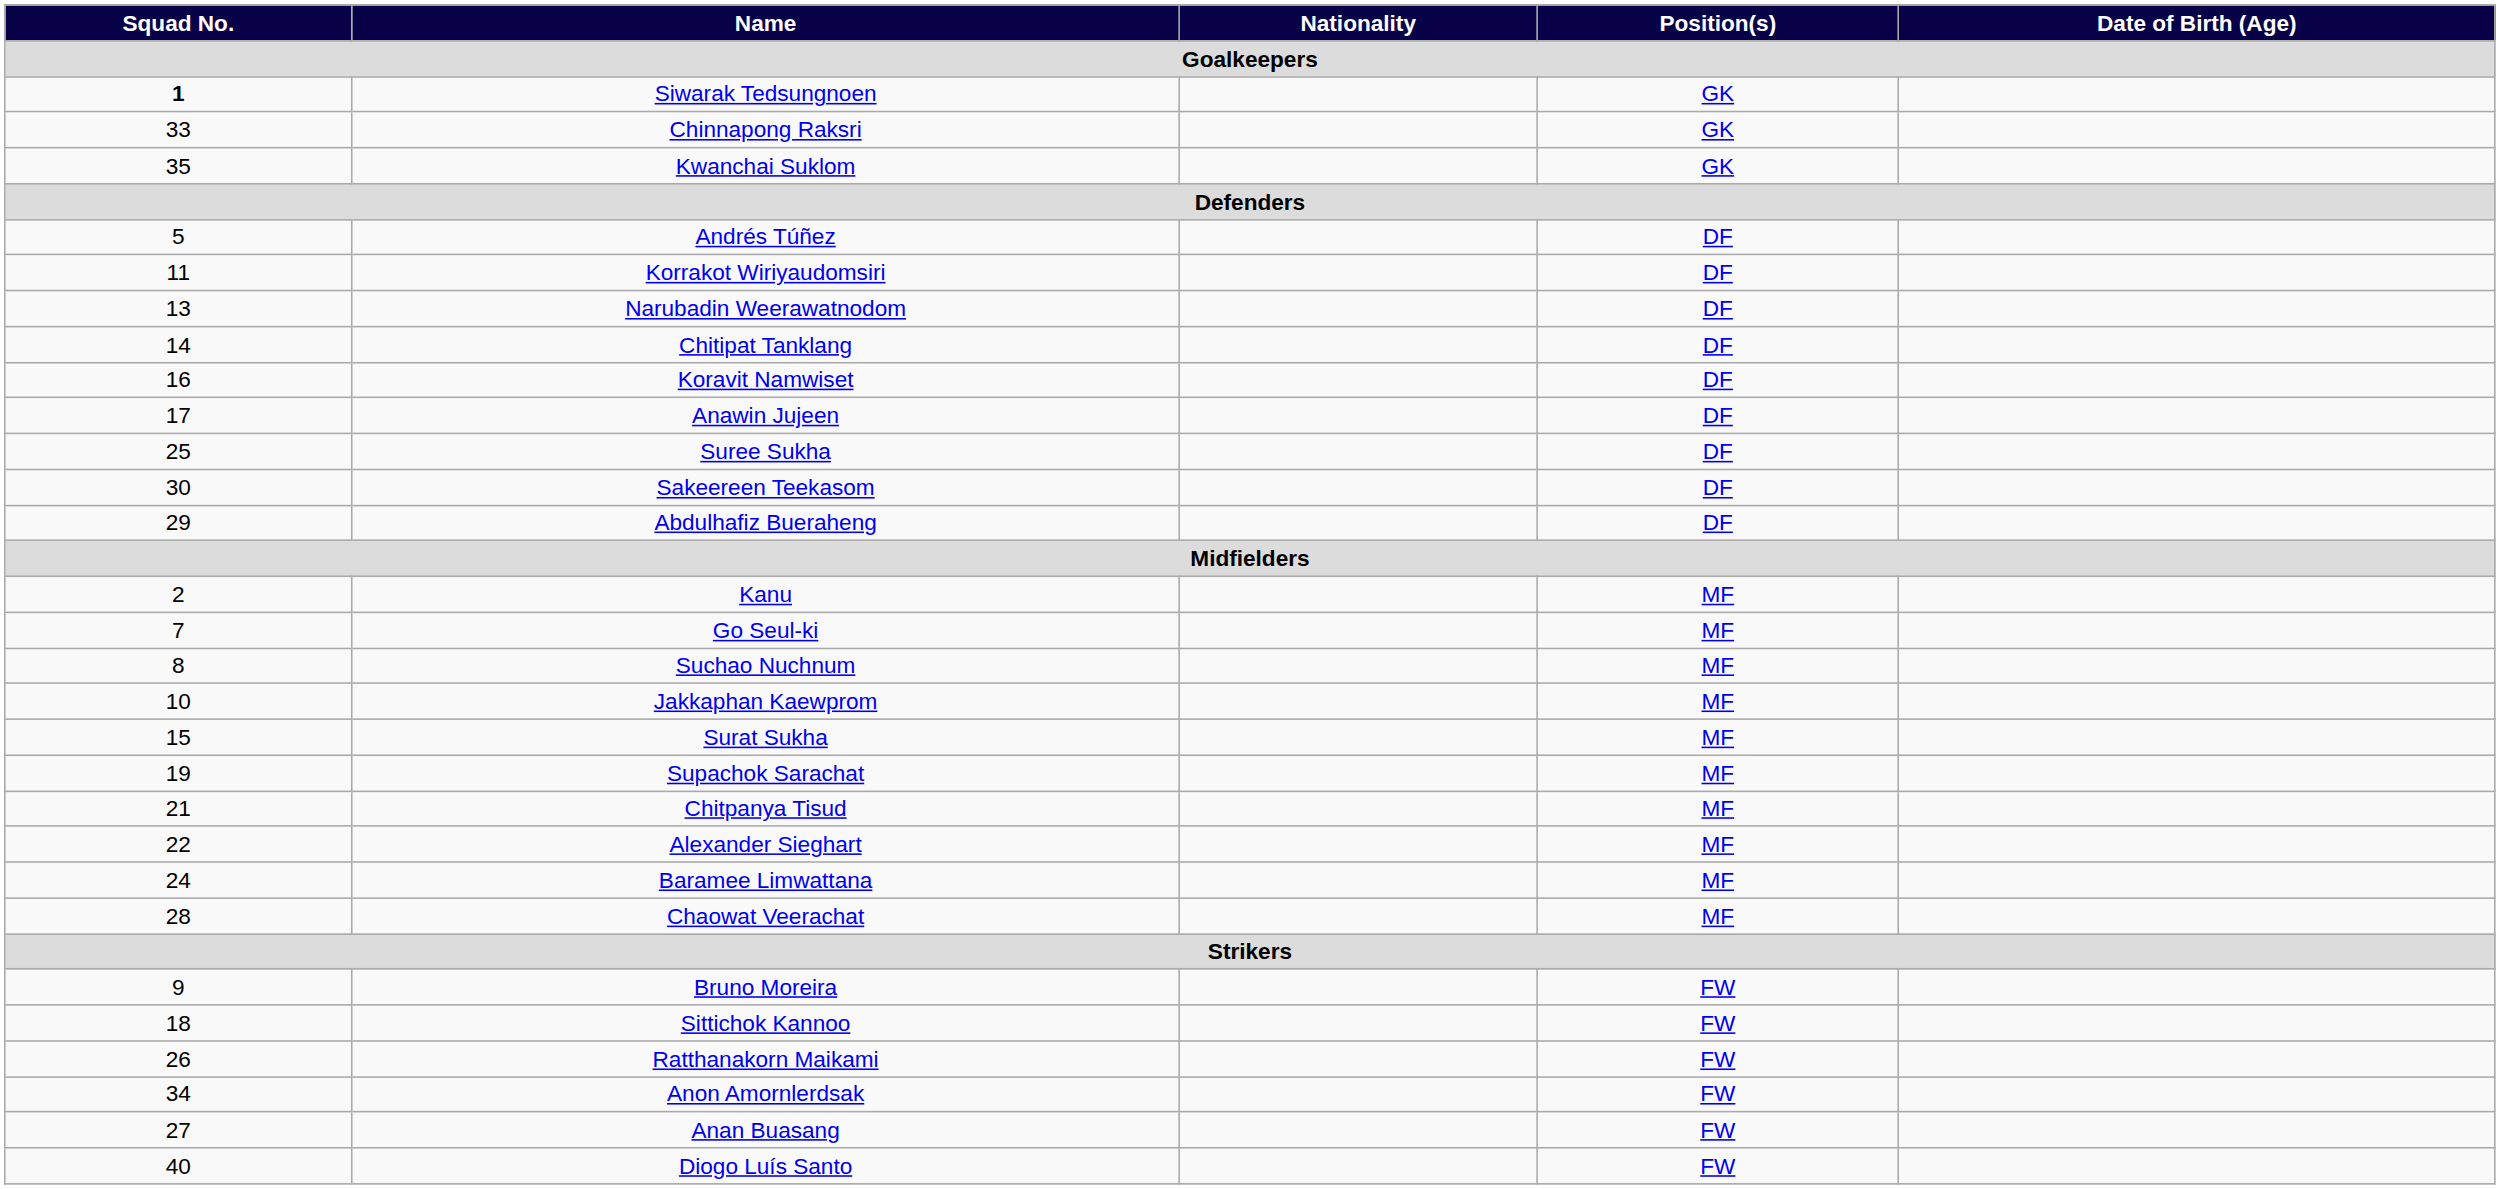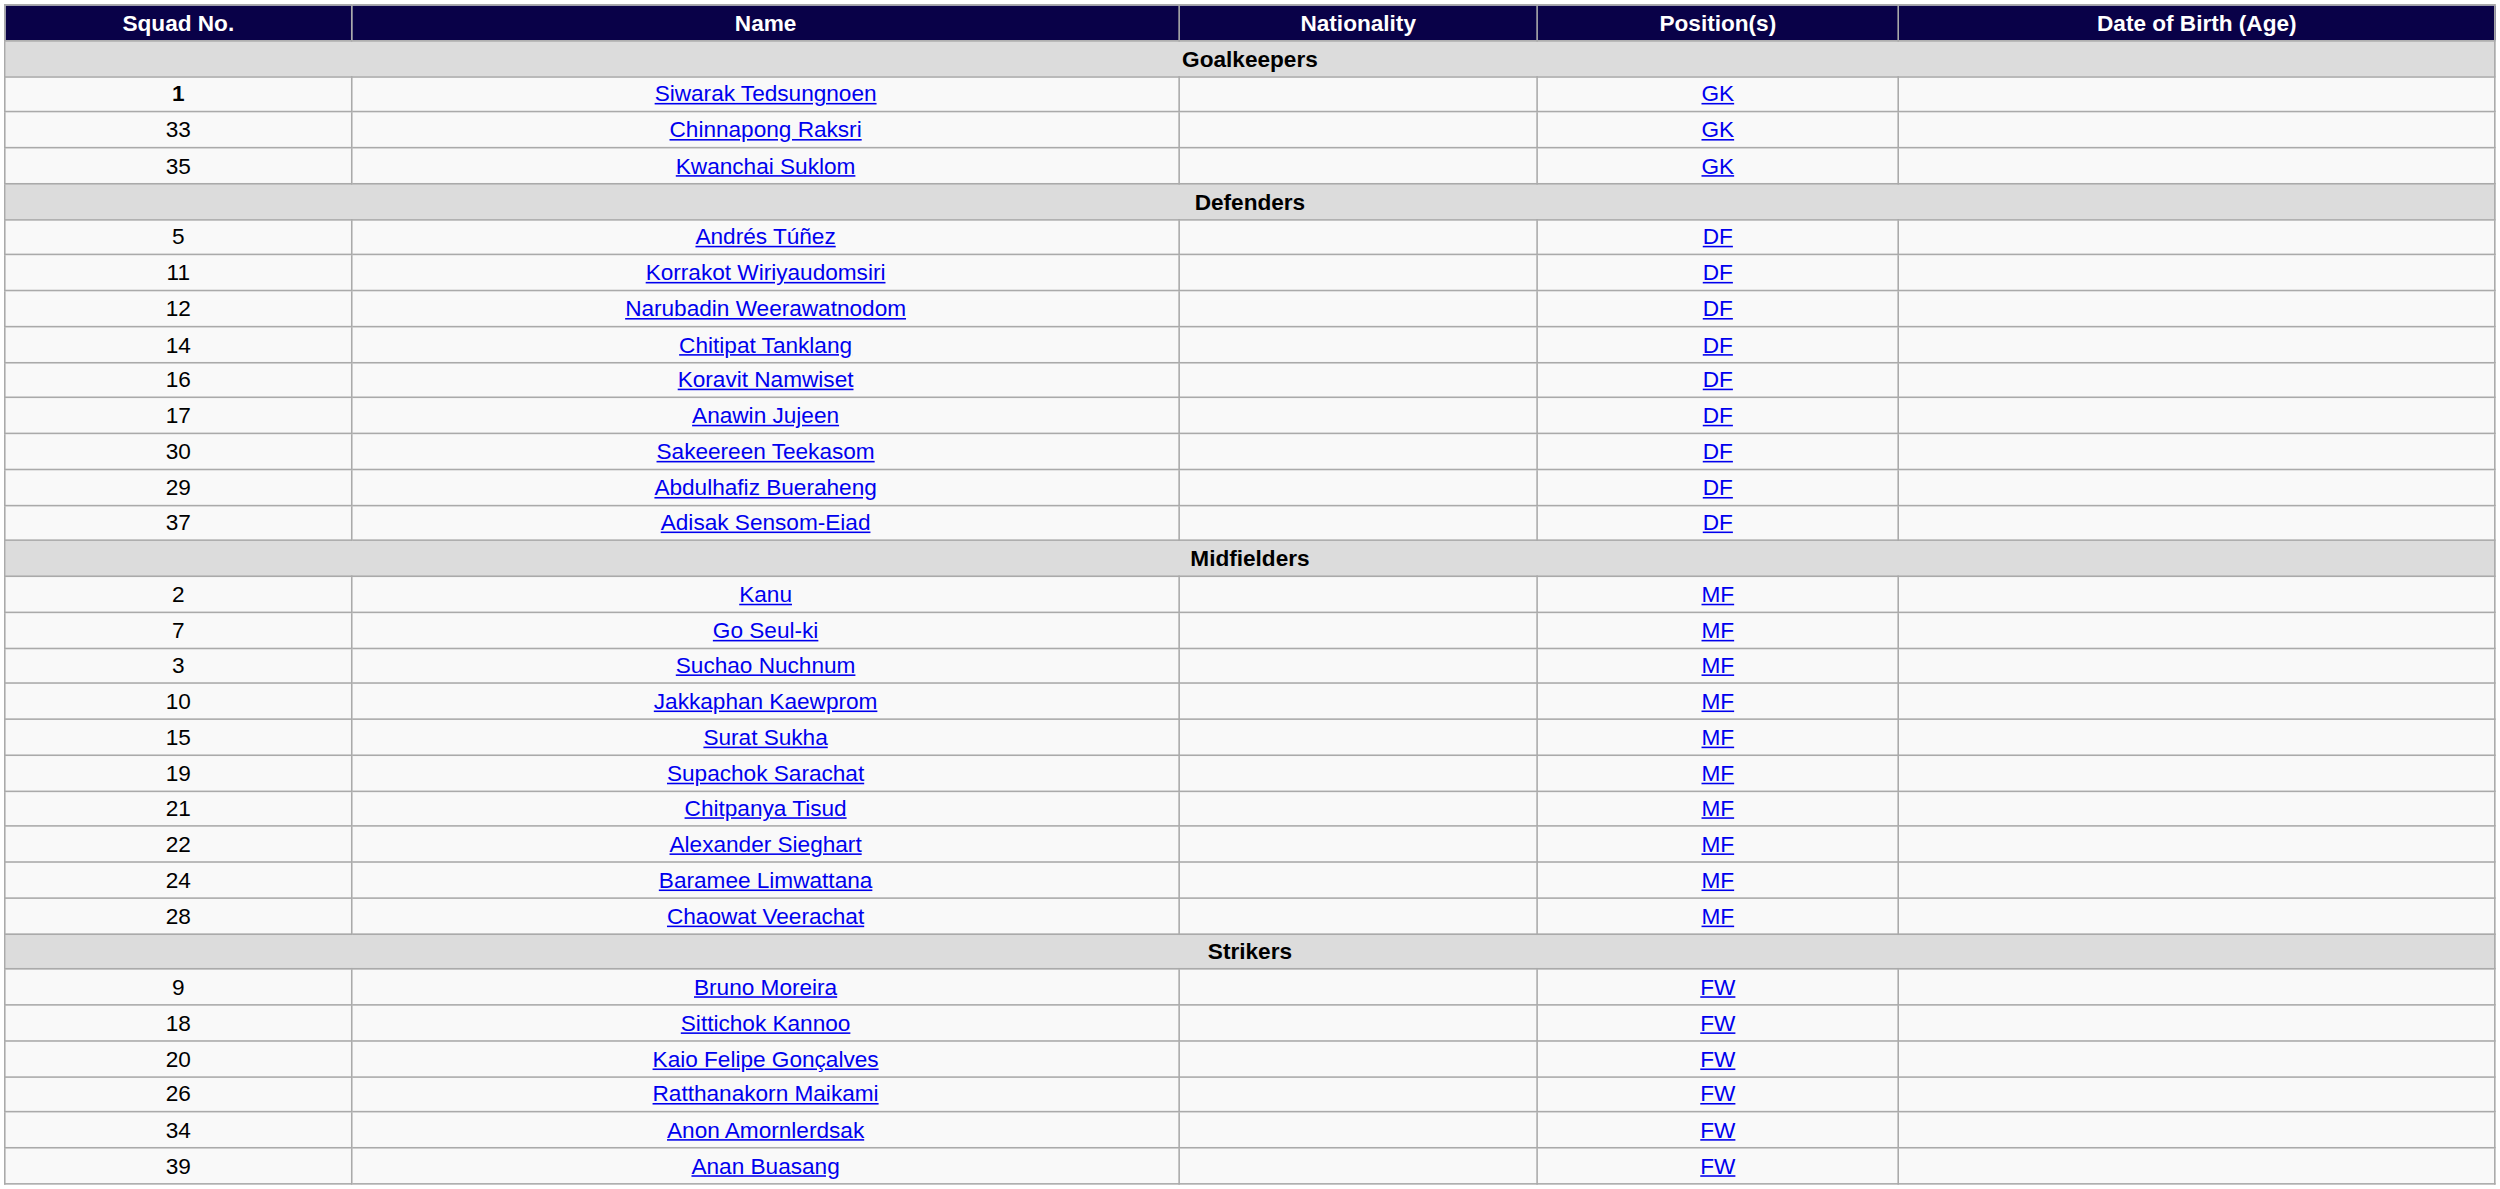(178, 309) 13 -> (178, 309) 12
- row: (766, 452)
+ row: (766, 523)
(178, 666) 8 -> (178, 666) 3
+ row: (766, 1059)
(178, 1130) 27 -> (178, 1166) 39
- row: (766, 1166)
